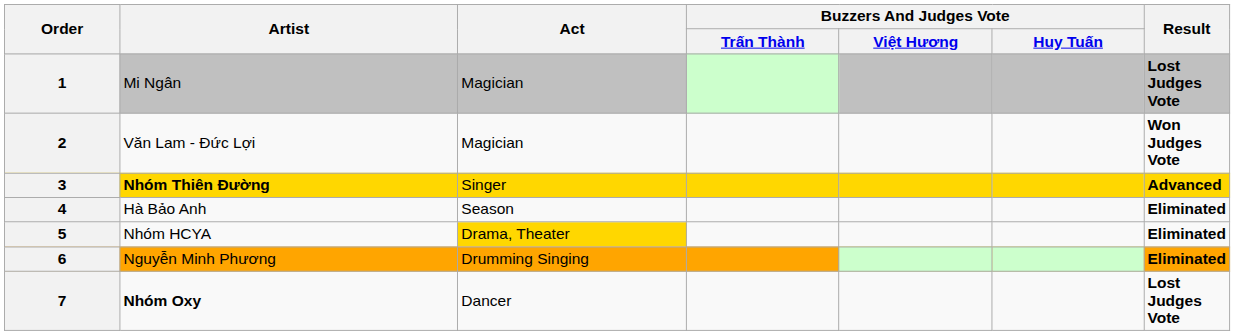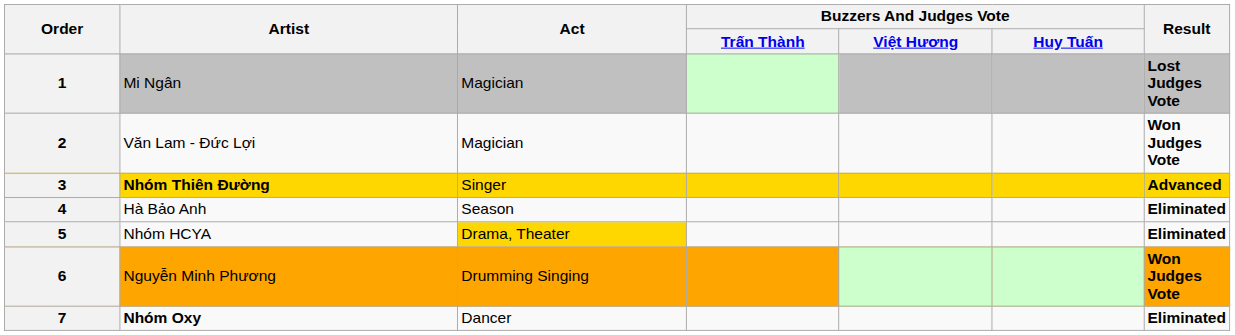(1187, 258) Eliminated -> (1175, 276) Won Judges Vote
(1175, 301) Lost Judges Vote -> (1187, 318) Eliminated
